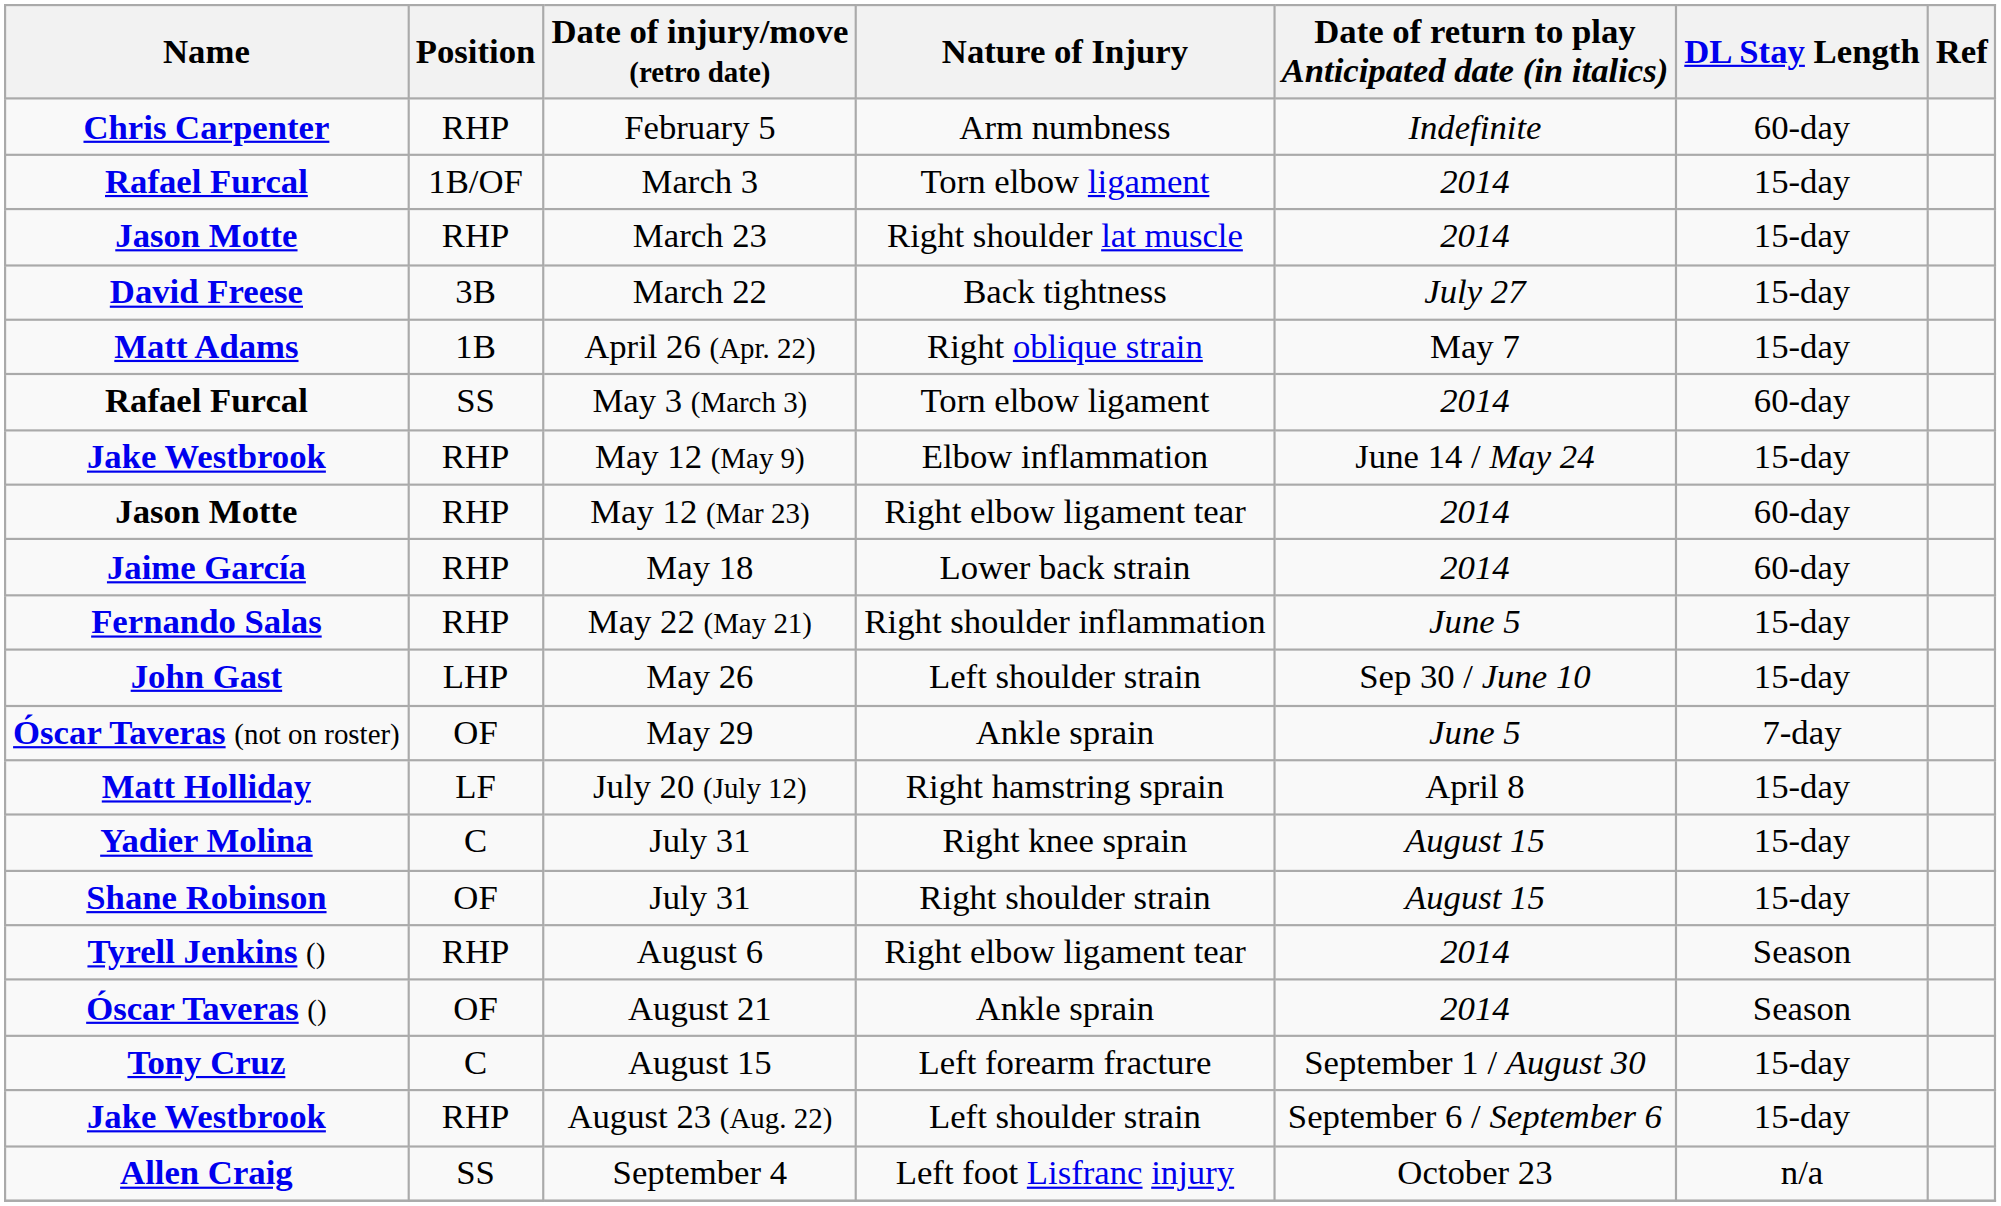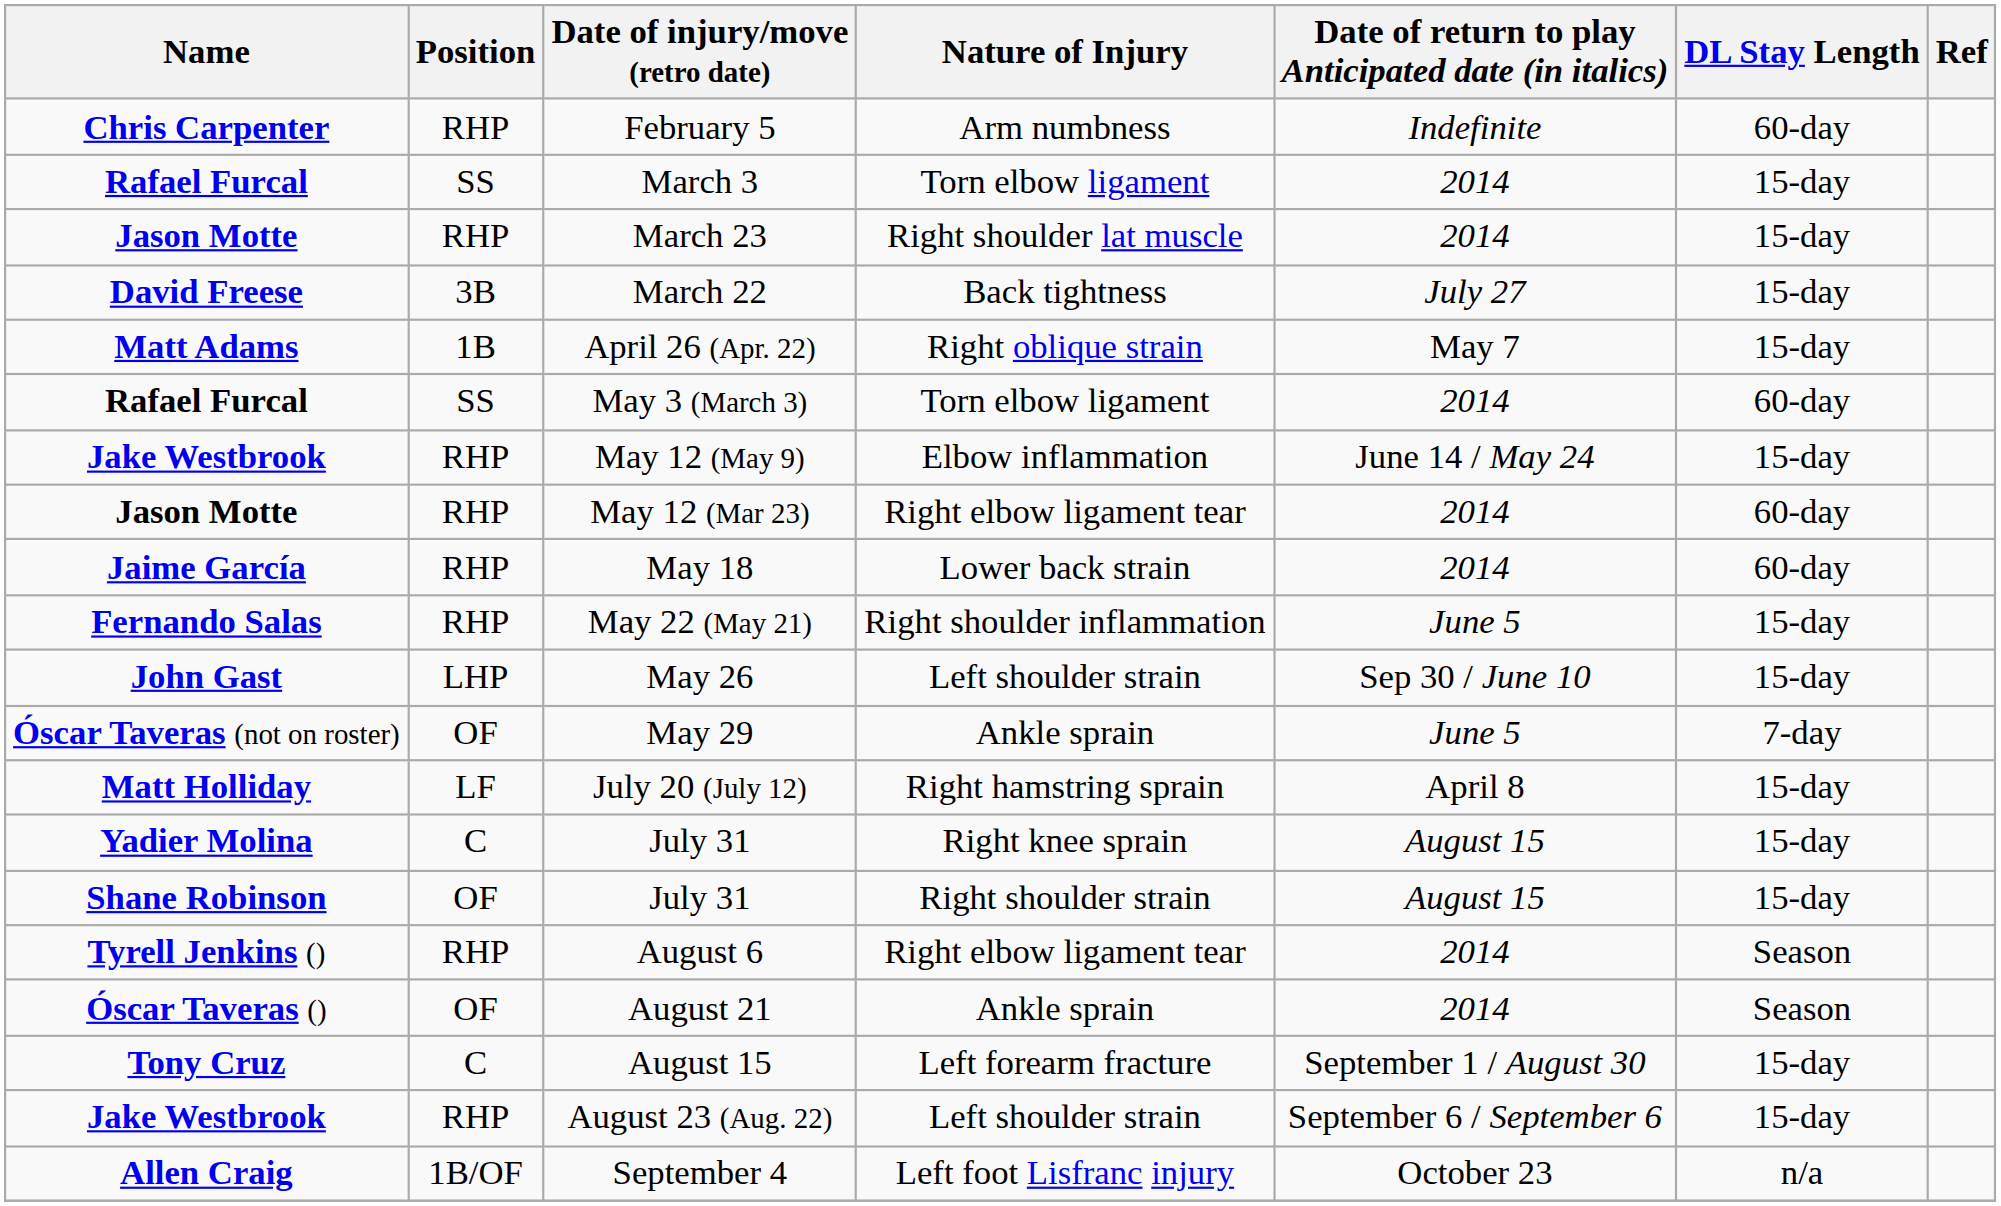(476, 181) 1B/OF -> (476, 181) SS
(476, 1172) SS -> (476, 1172) 1B/OF
